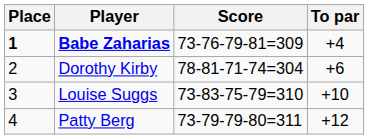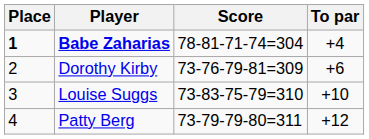(240, 43) 73-76-79-81=309 -> (240, 43) 78-81-71-74=304
(240, 69) 78-81-71-74=304 -> (240, 69) 73-76-79-81=309
